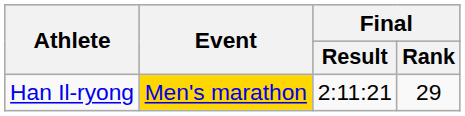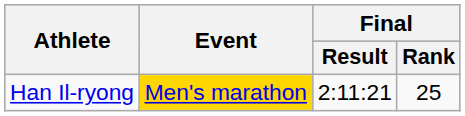(429, 93) 29 -> (429, 93) 25
